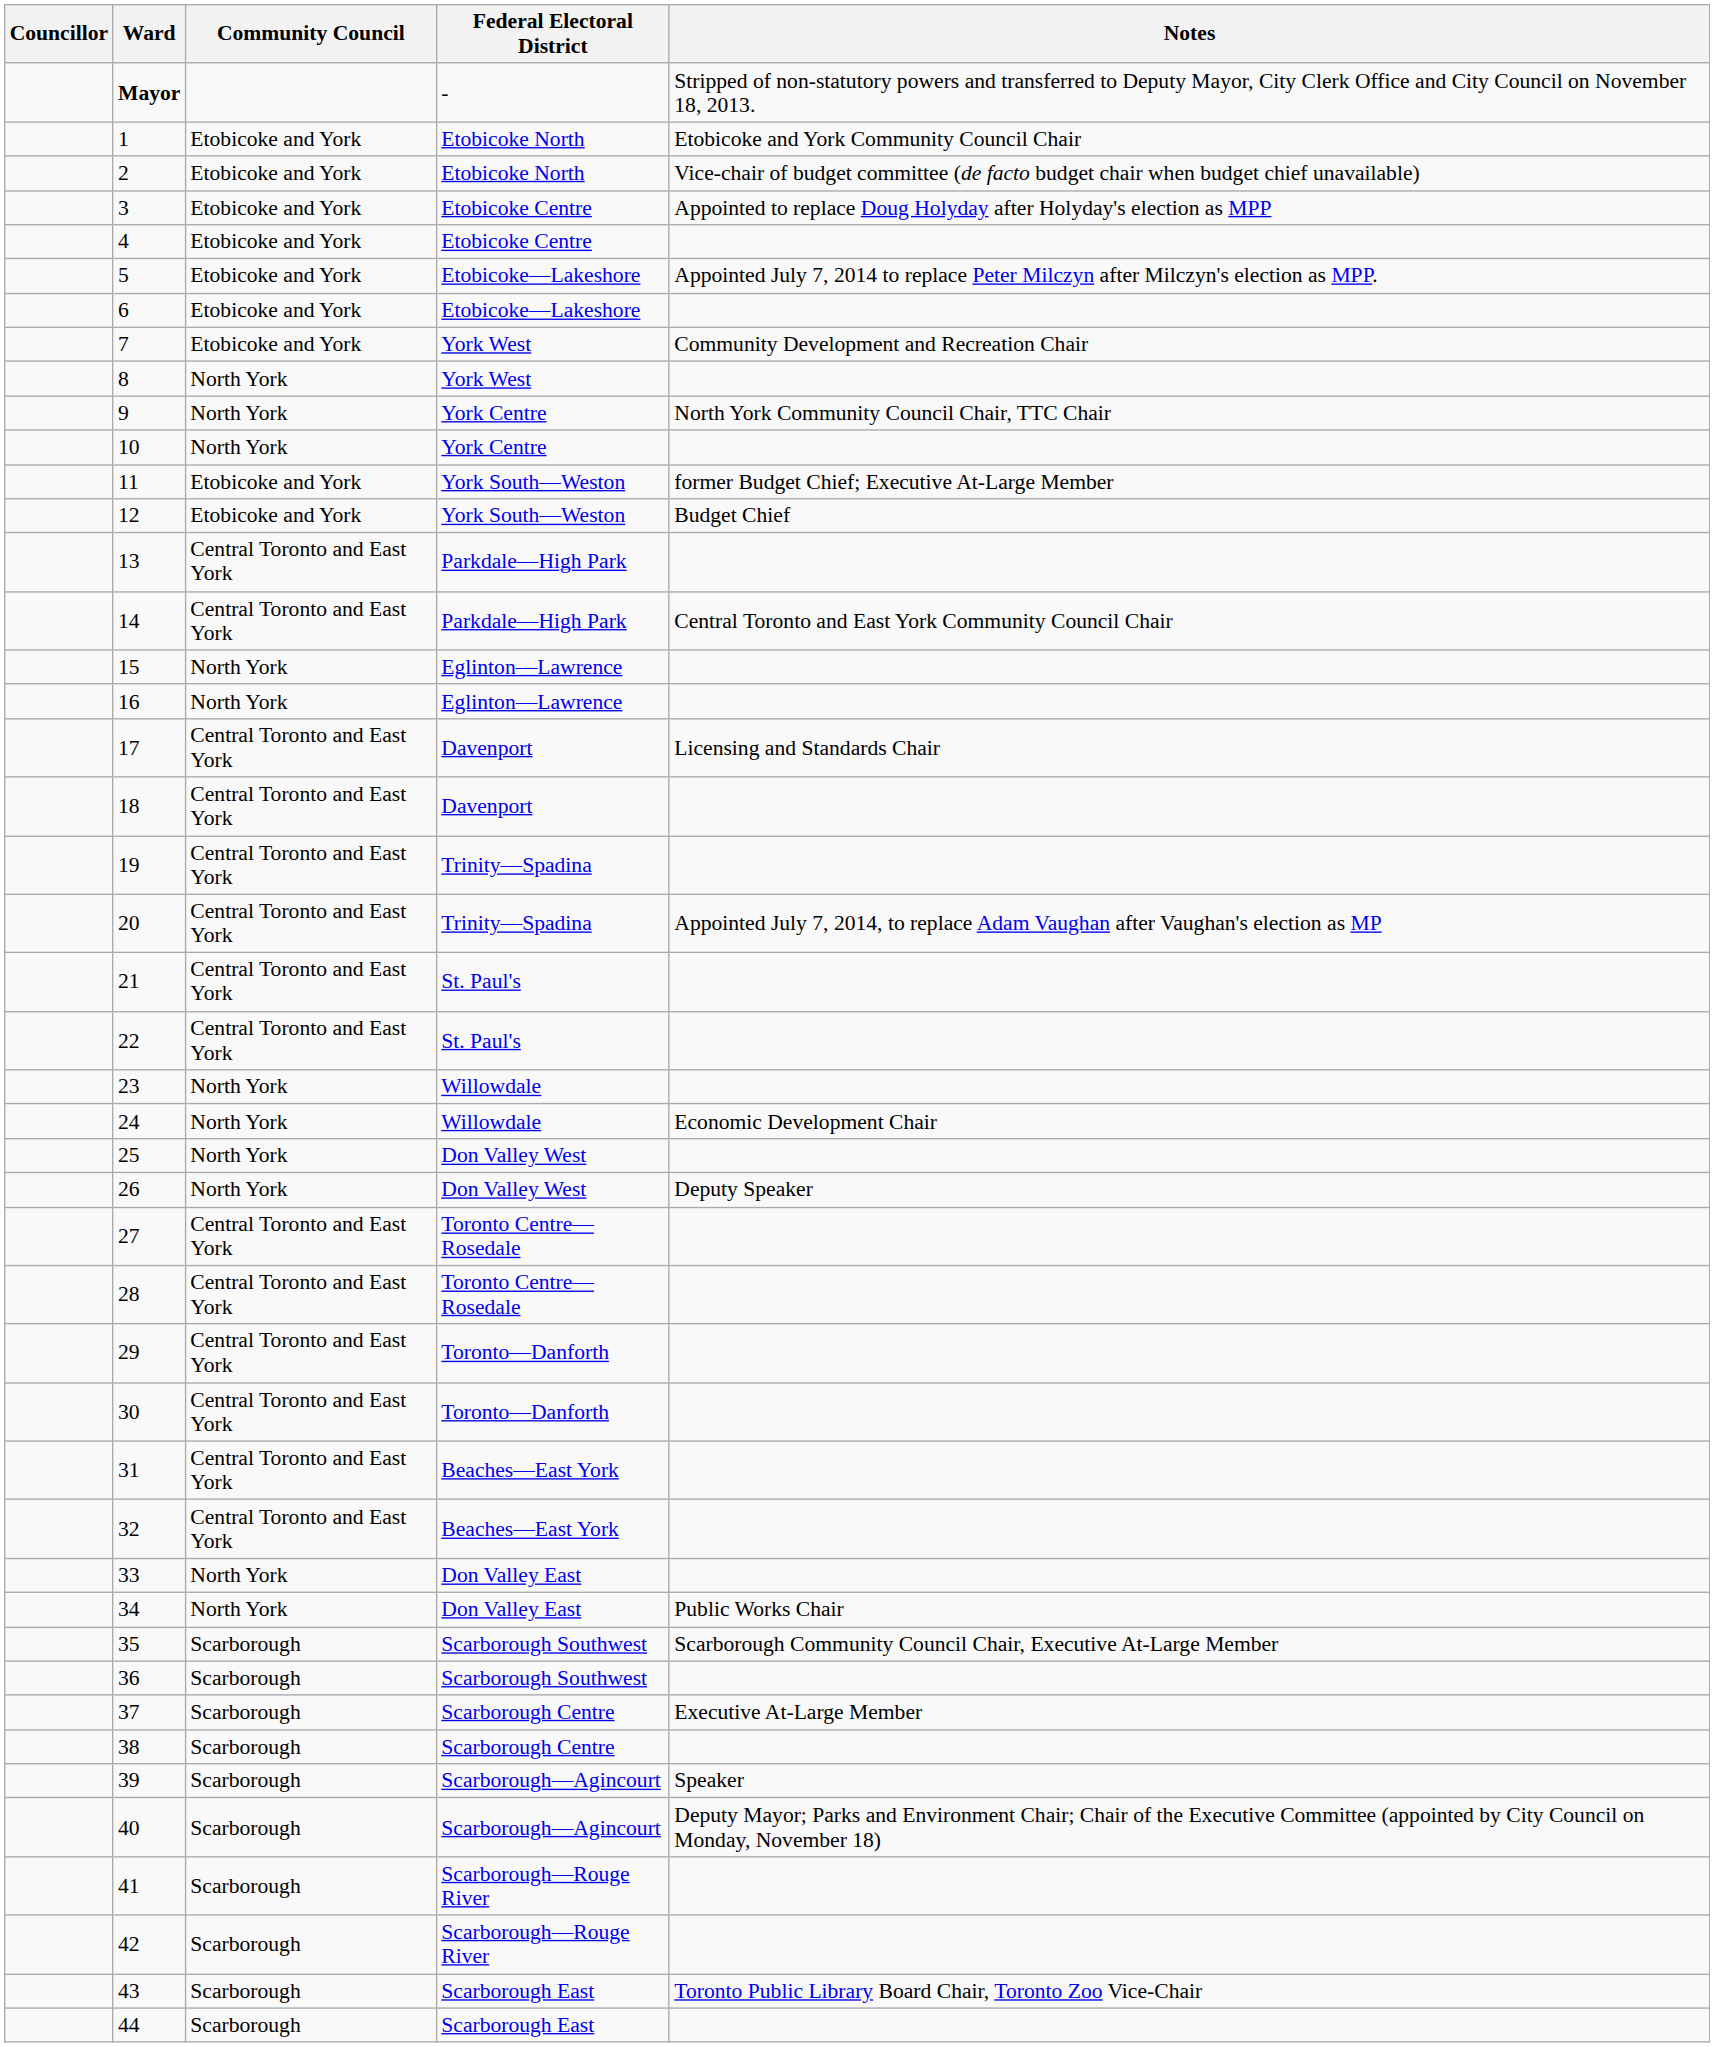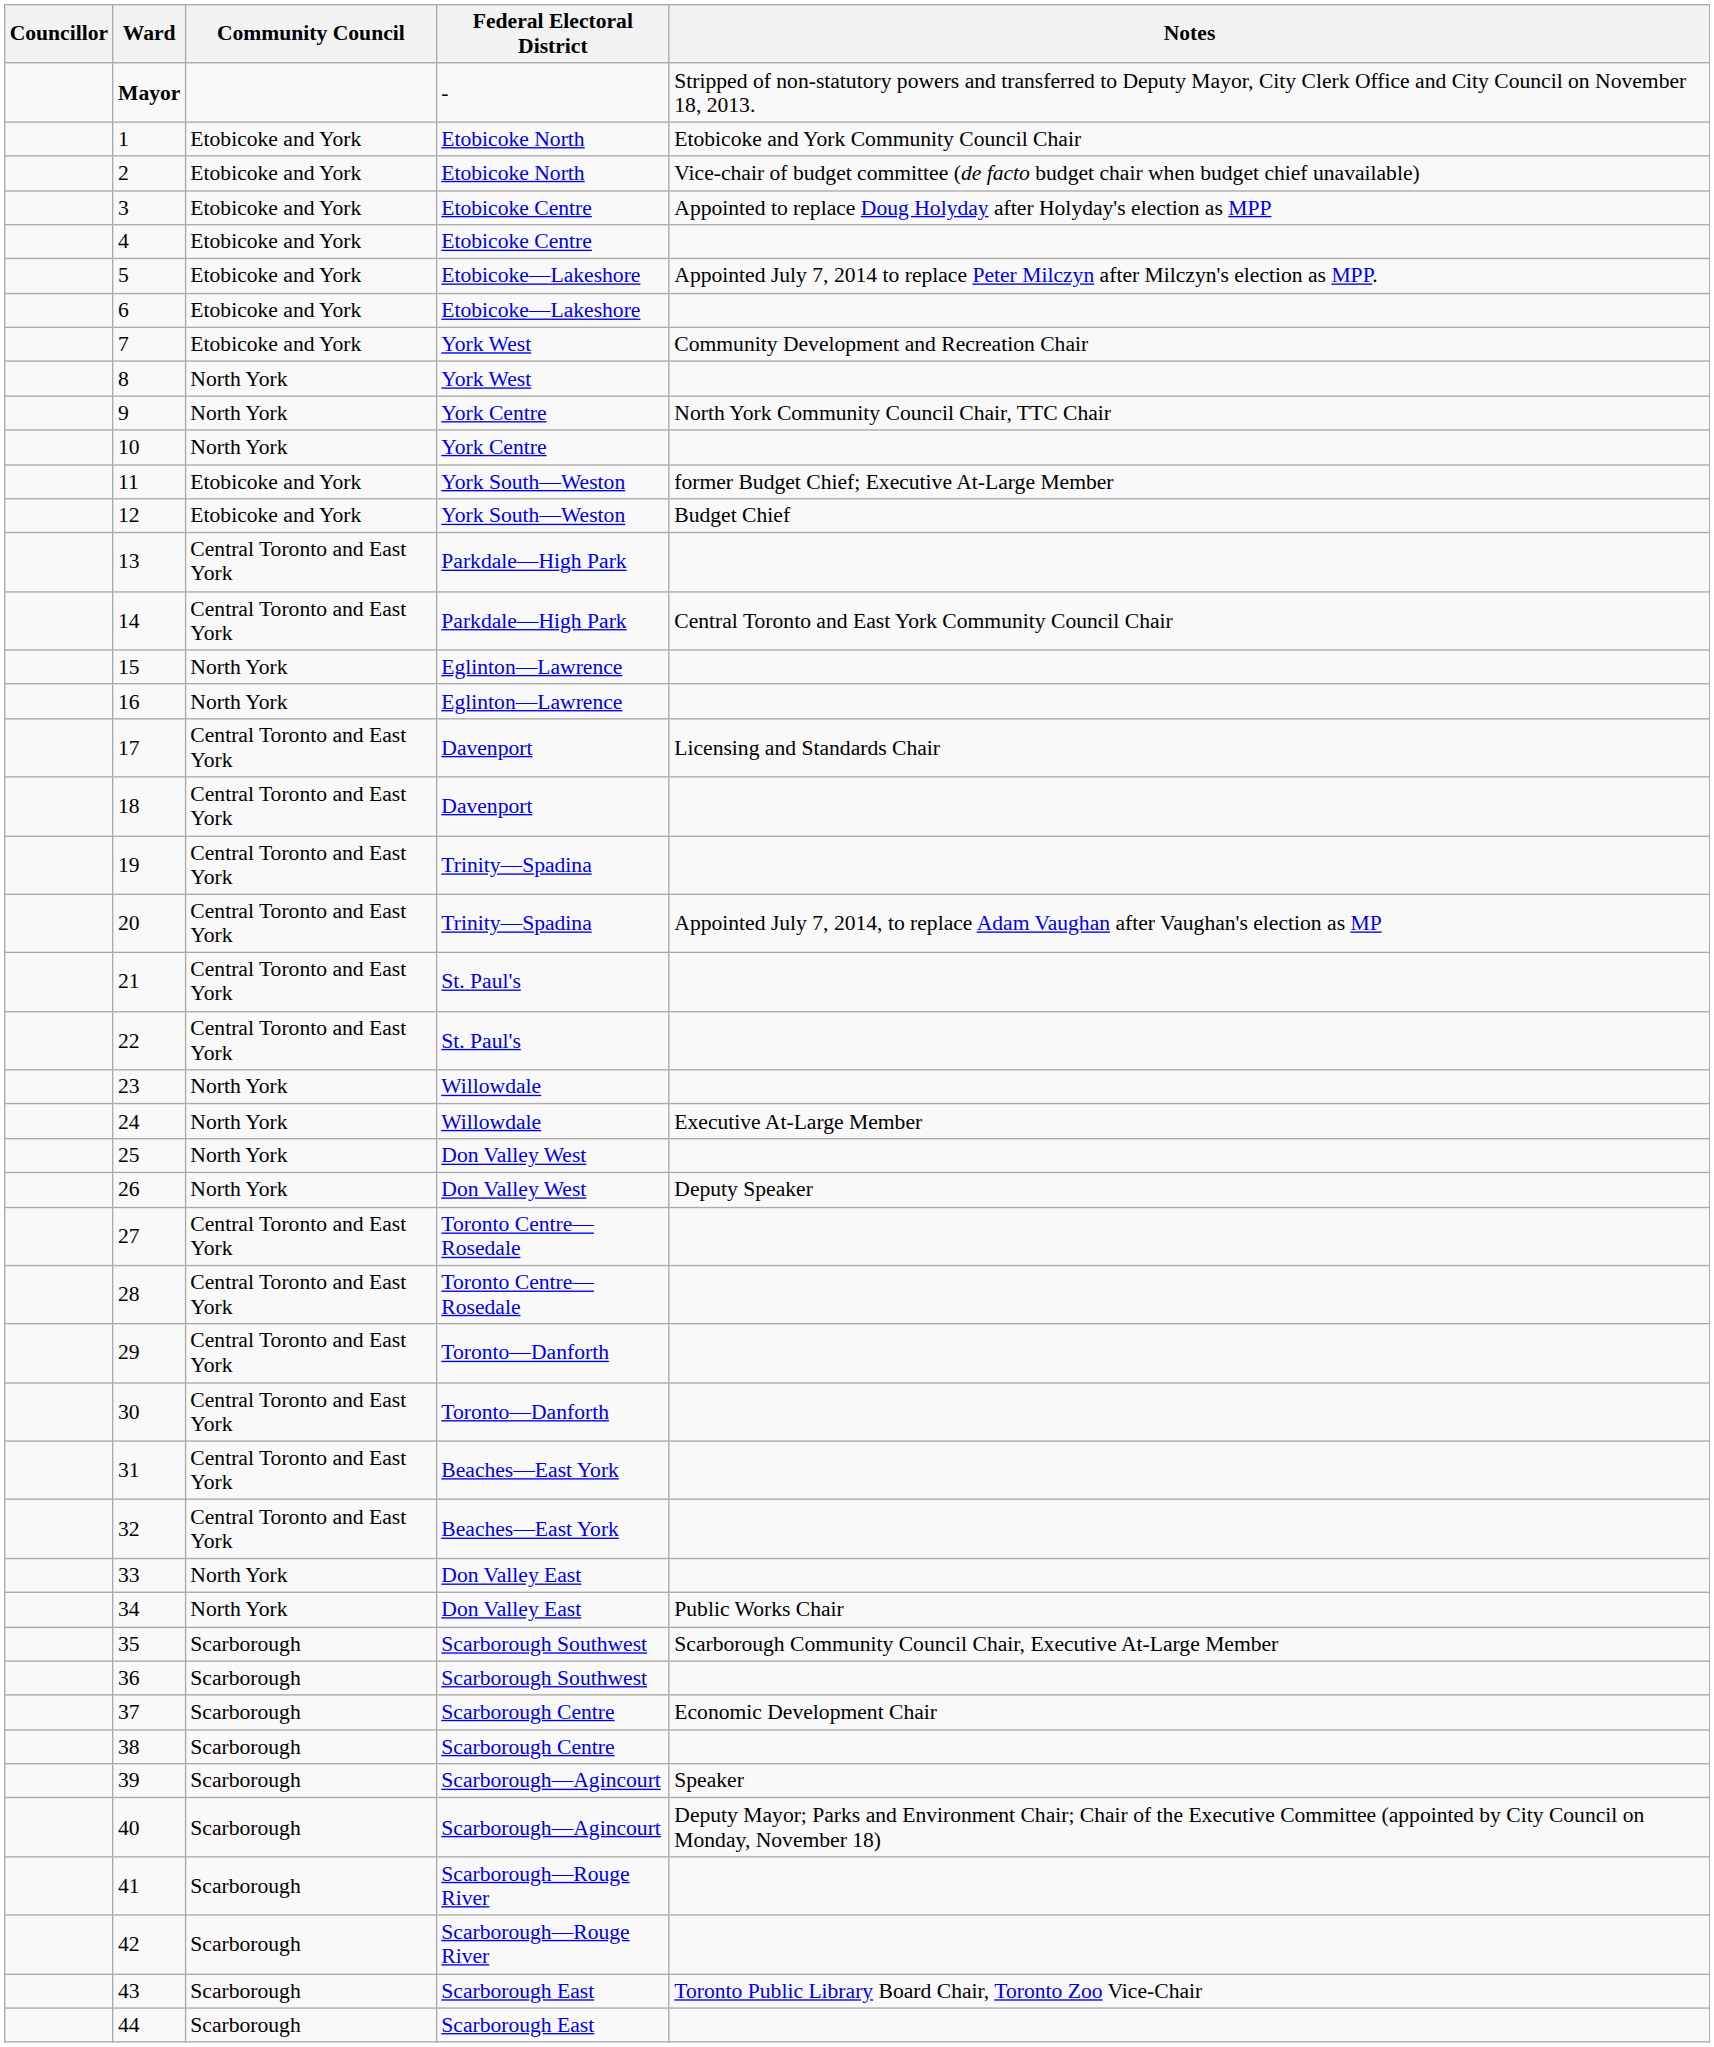(806, 1121) Economic Development Chair -> (798, 1121) Executive At-Large Member
(798, 1712) Executive At-Large Member -> (806, 1712) Economic Development Chair
